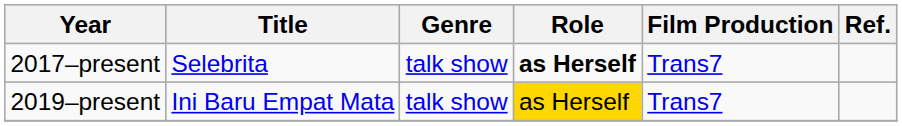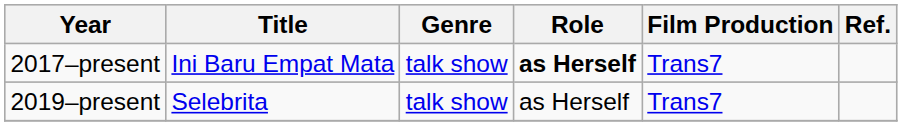(220, 63) Selebrita -> (283, 63) Ini Baru Empat Mata
(283, 102) Ini Baru Empat Mata -> (220, 102) Selebrita
(574, 102) gold background -> (574, 102) no background
